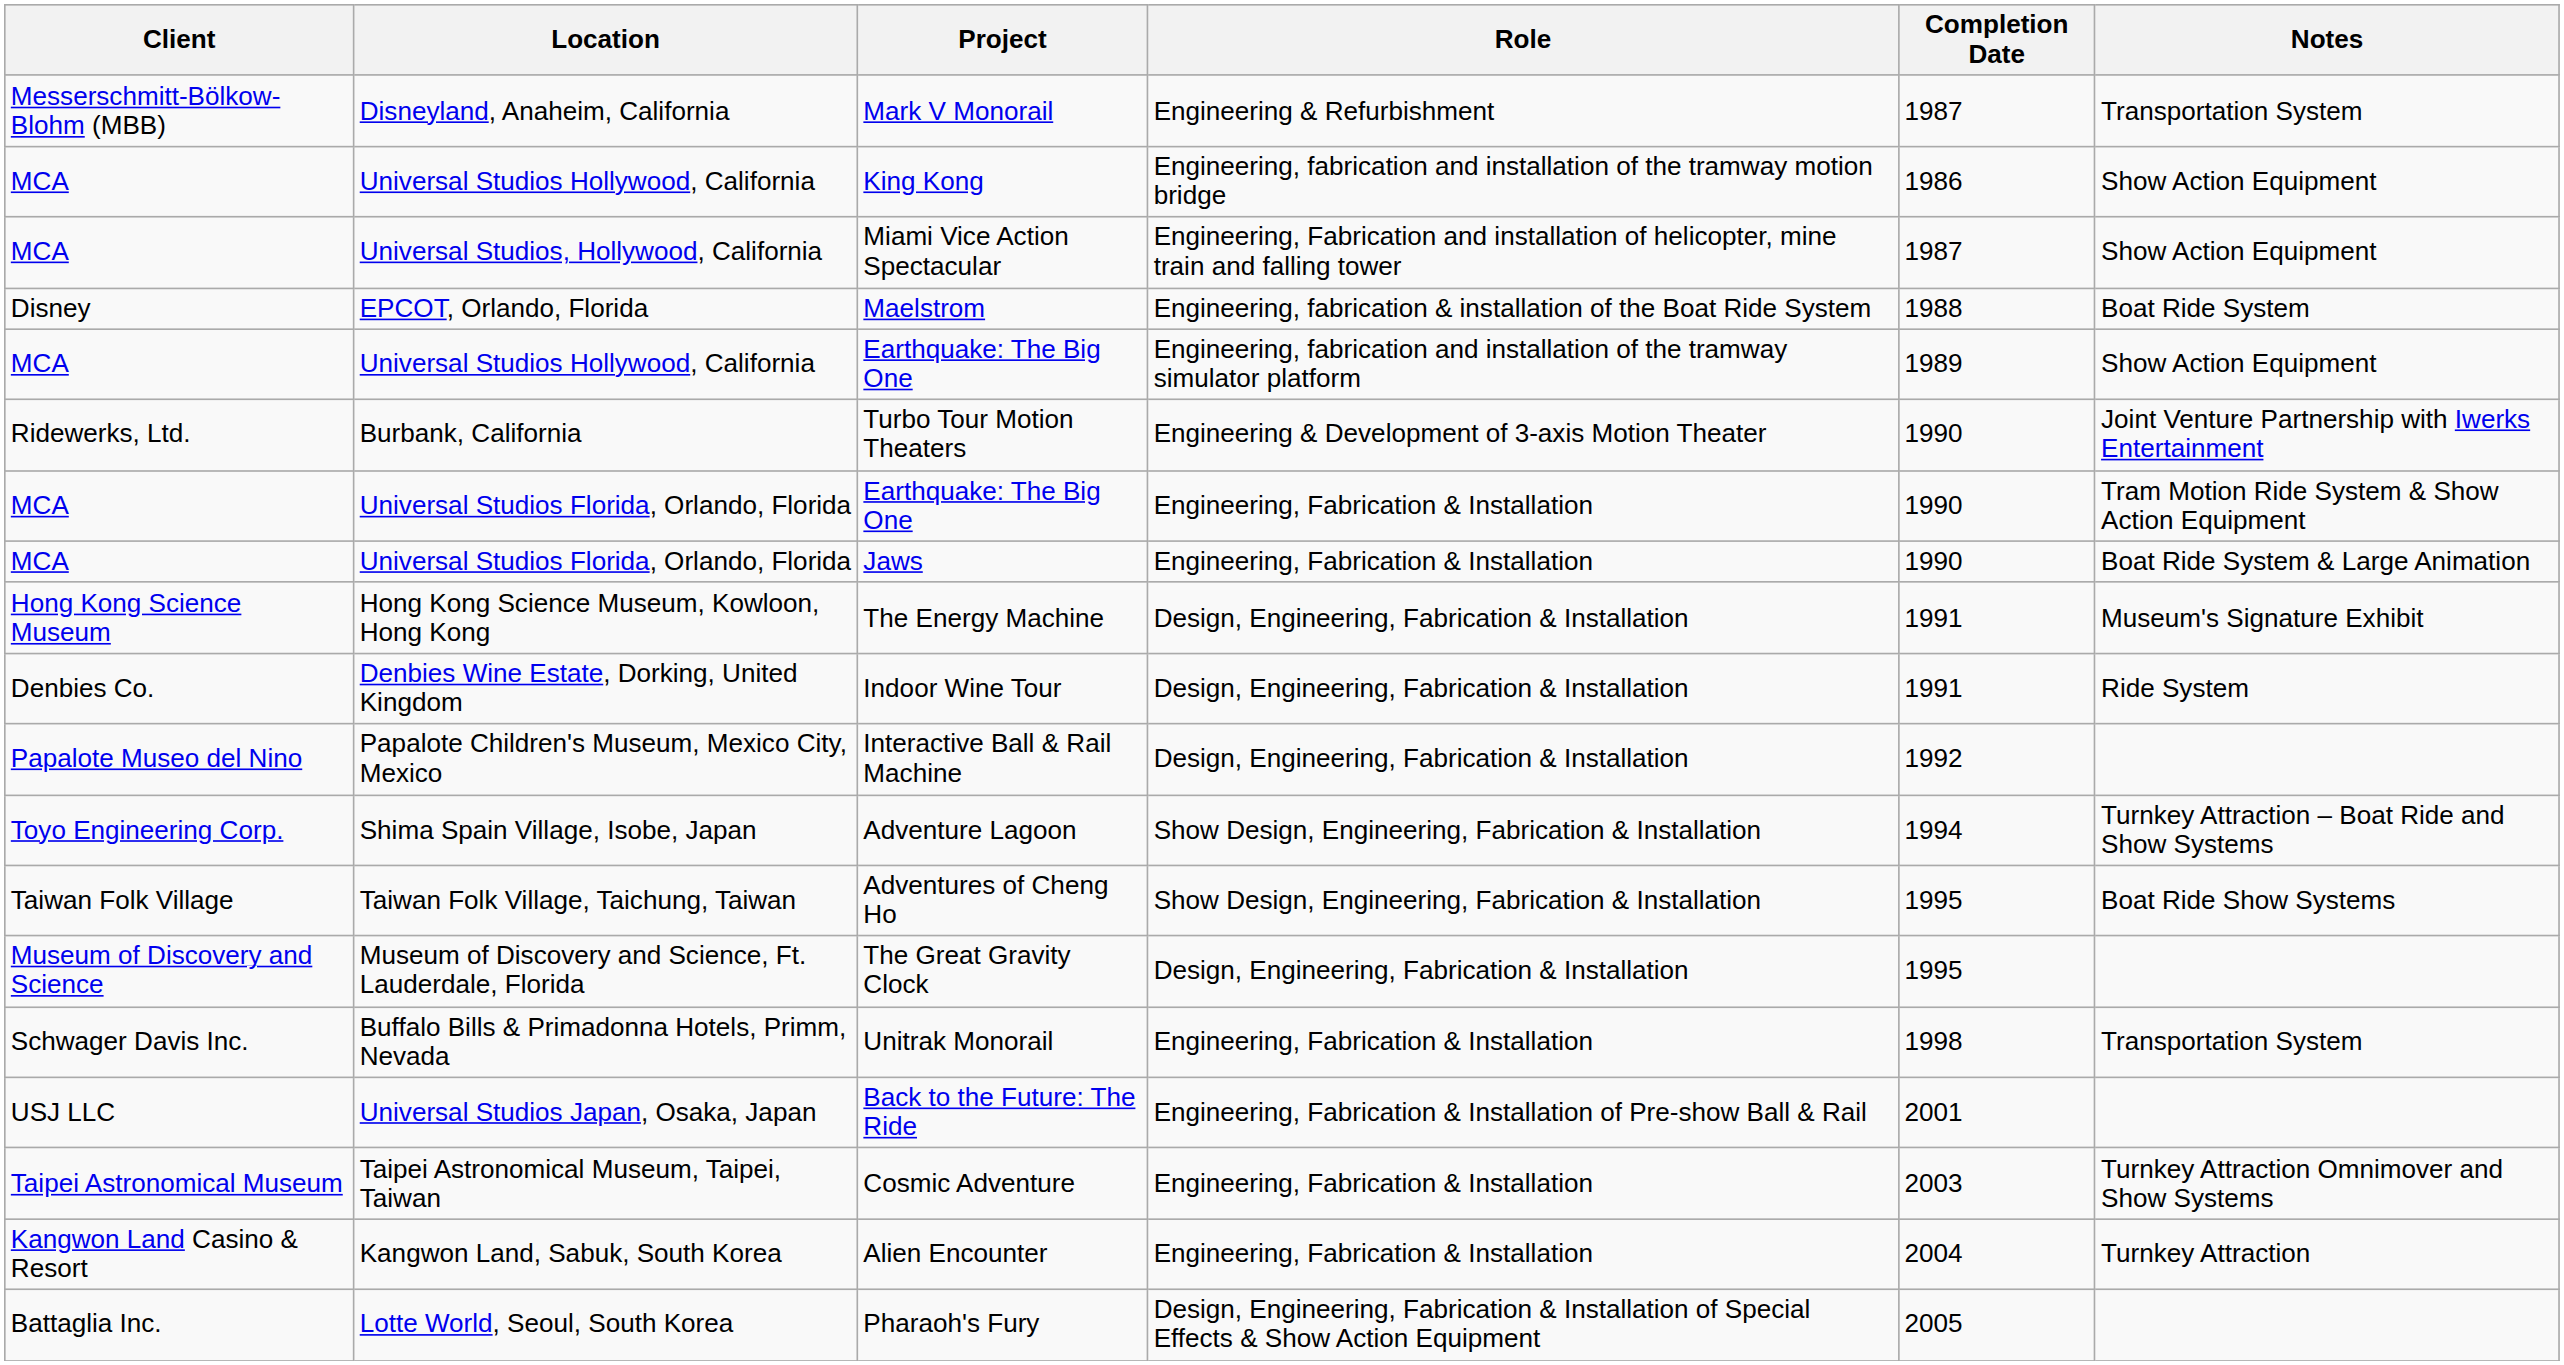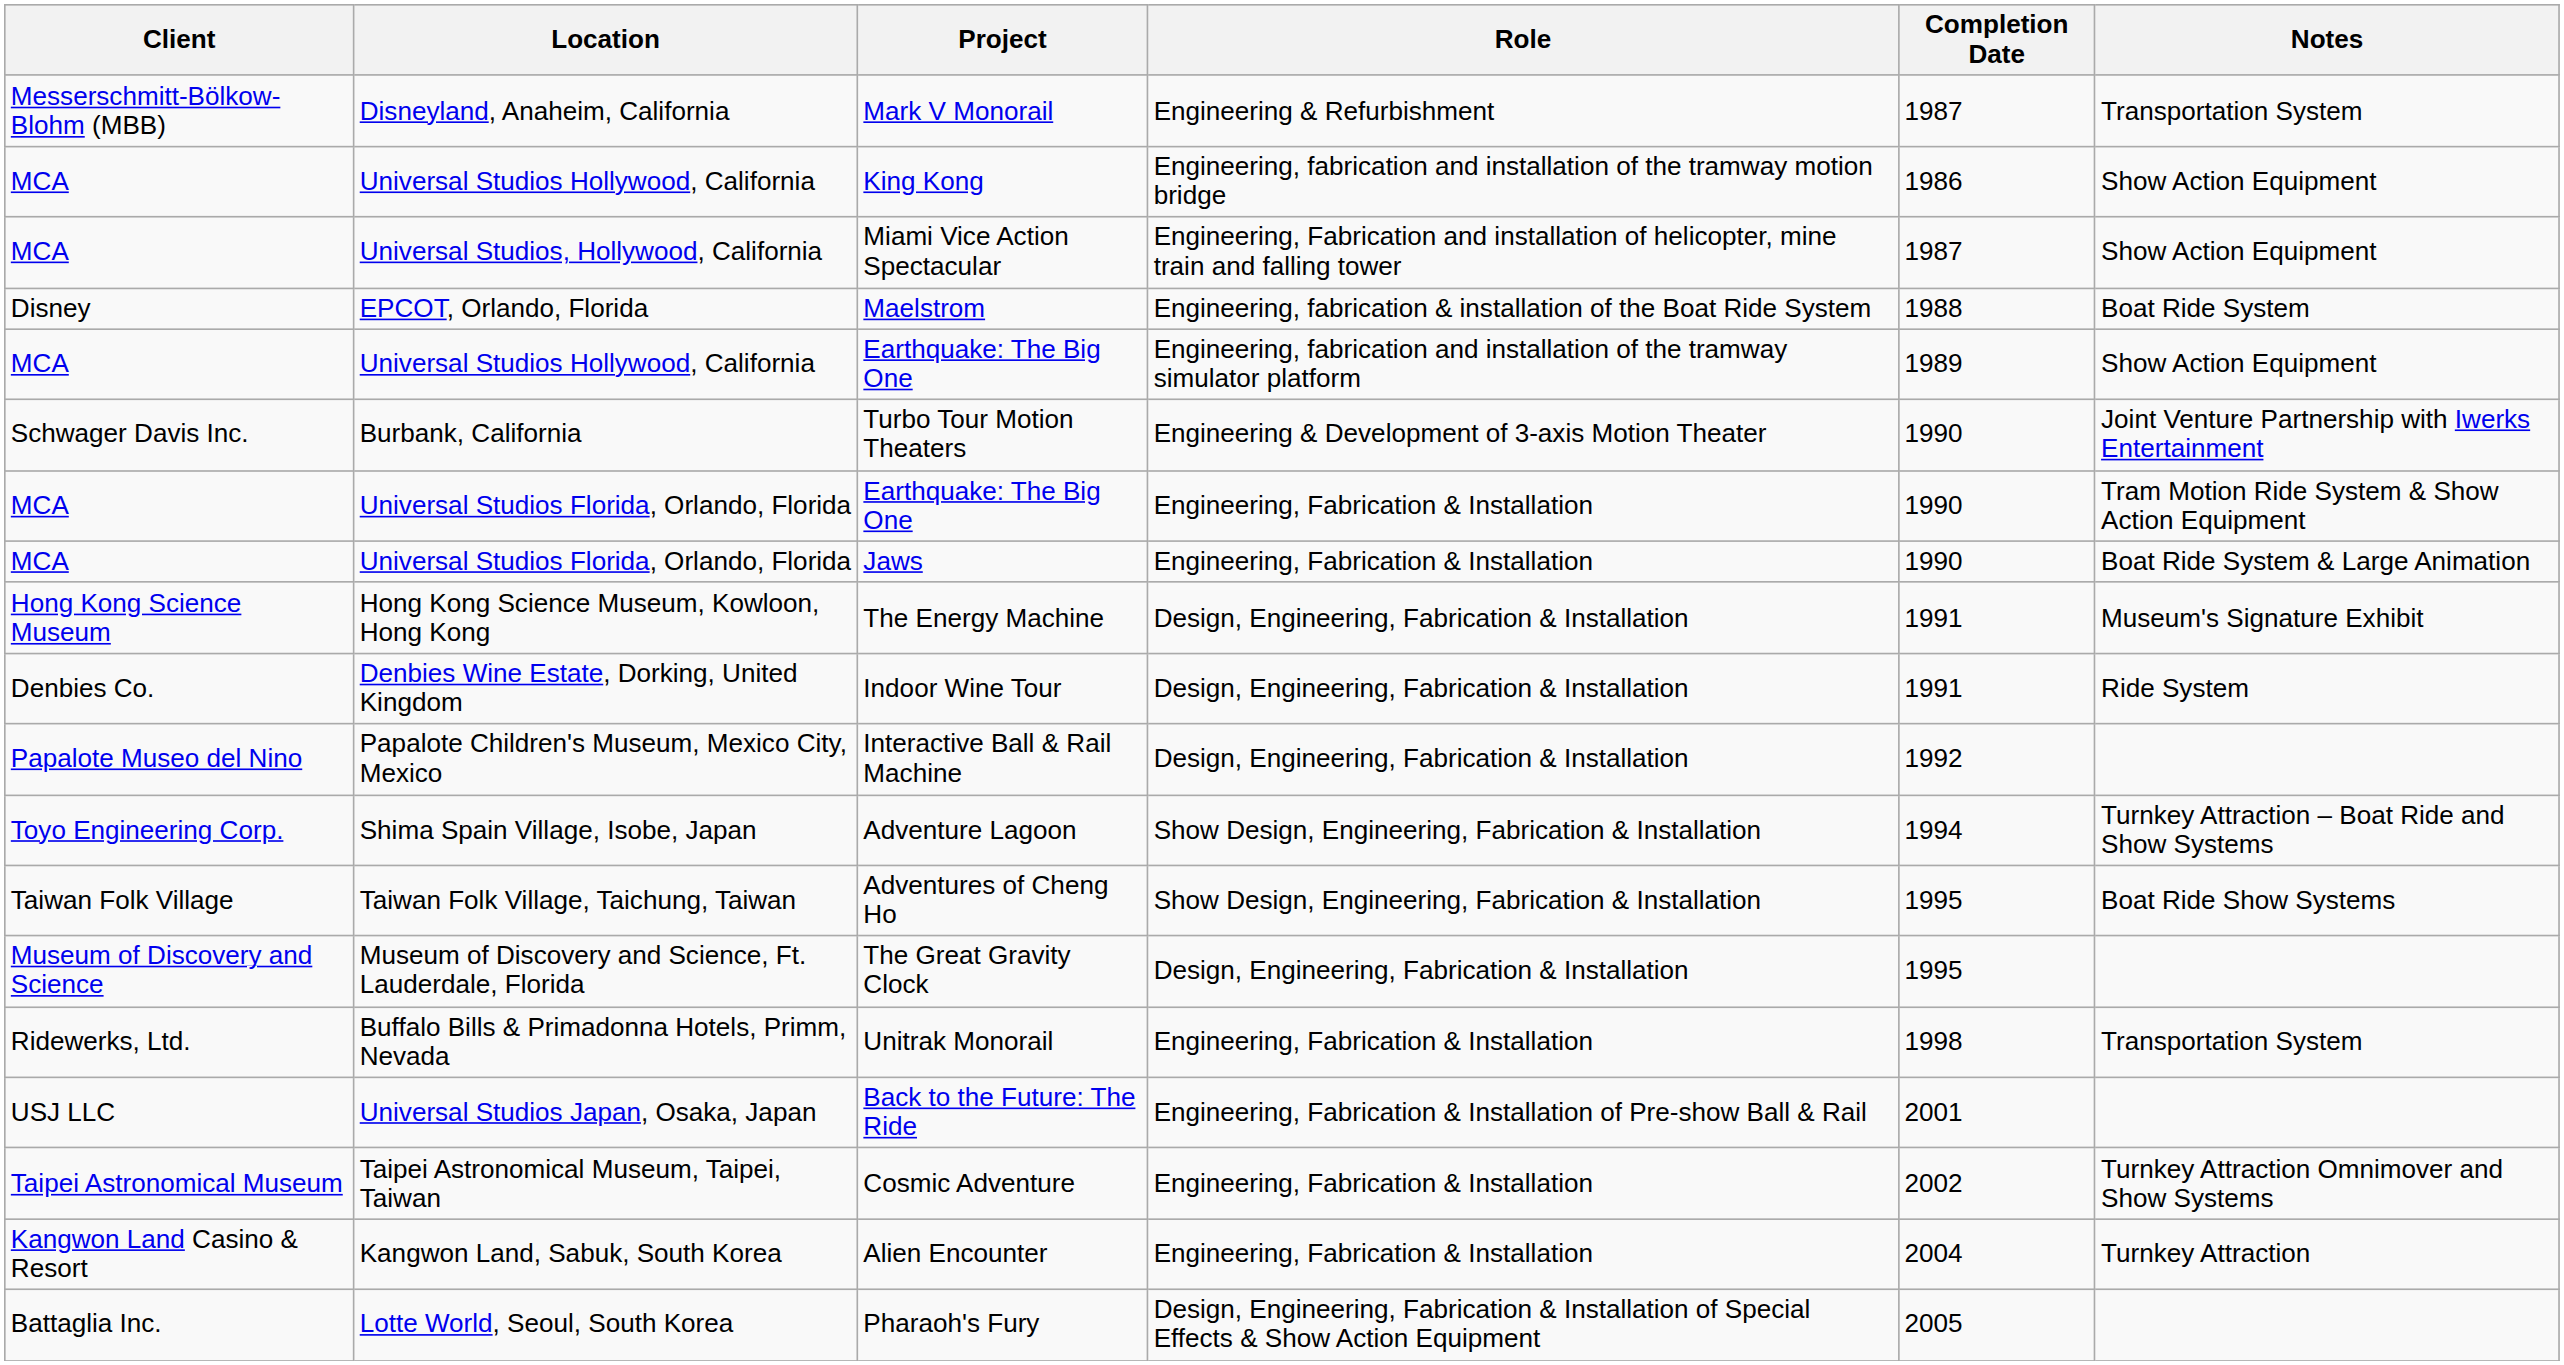(101, 434) Ridewerks, Ltd. -> (130, 434) Schwager Davis Inc.
(130, 1041) Schwager Davis Inc. -> (101, 1041) Ridewerks, Ltd.
(1933, 1183) 2003 -> (1933, 1183) 2002
